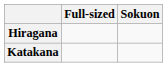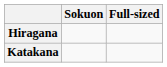columns swapped: (89, 14) <-> (140, 14)
